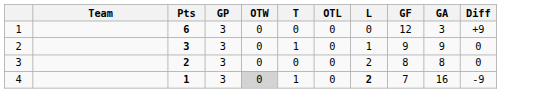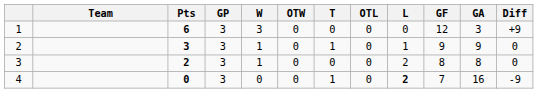+ column: (259, 13)
(186, 80) 1 -> (186, 80) 0
(259, 80) lightgrey background -> (296, 80) no background
